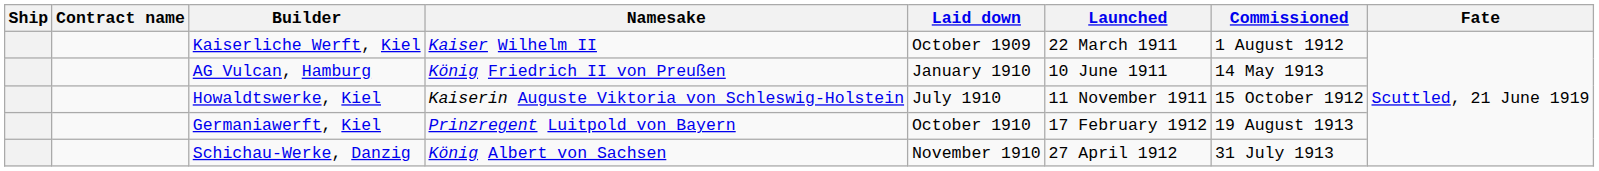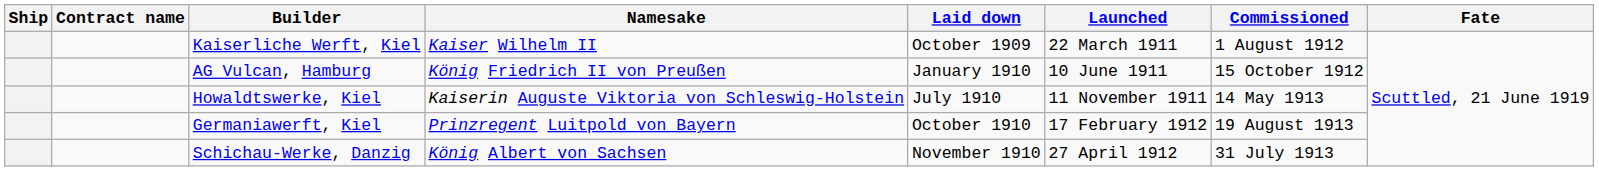(1270, 72) 14 May 1913 -> (1289, 72) 15 October 1912
(1289, 99) 15 October 1912 -> (1270, 99) 14 May 1913
